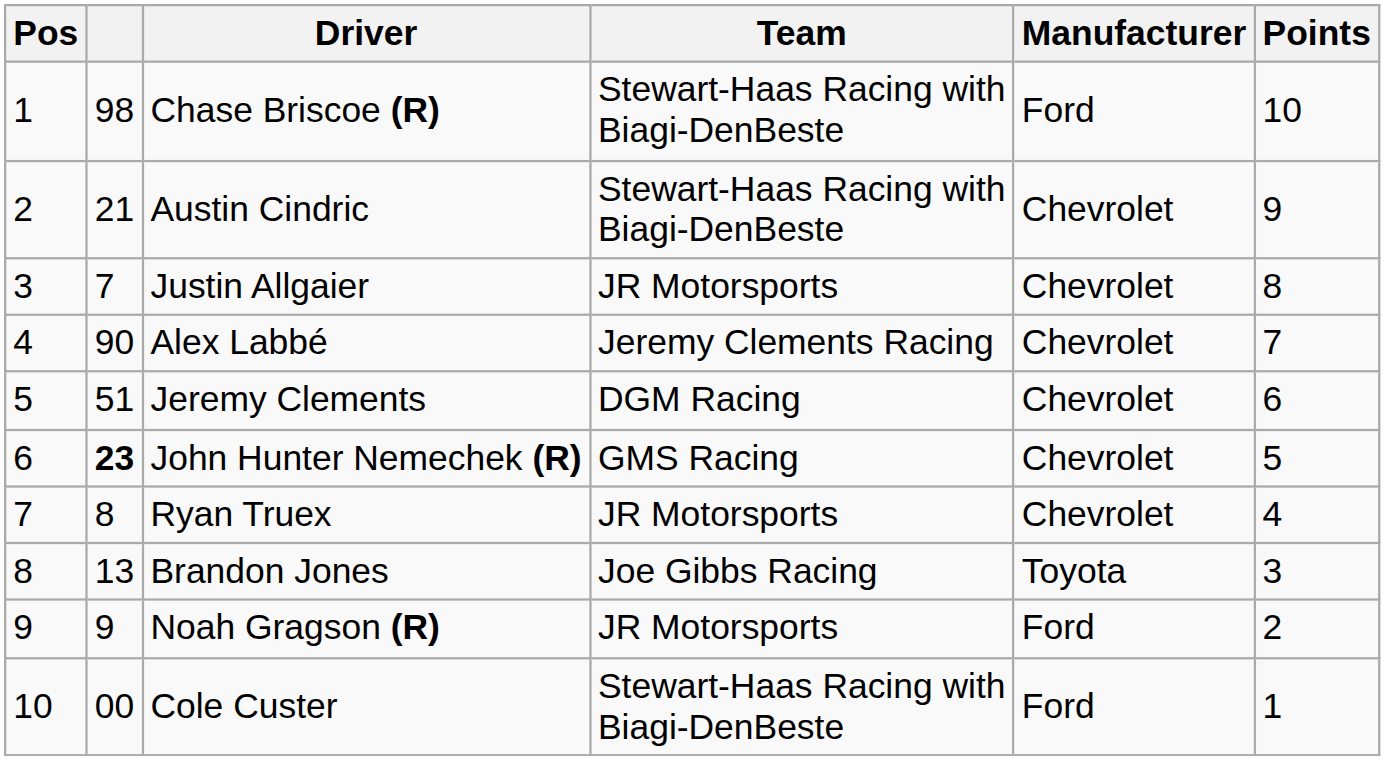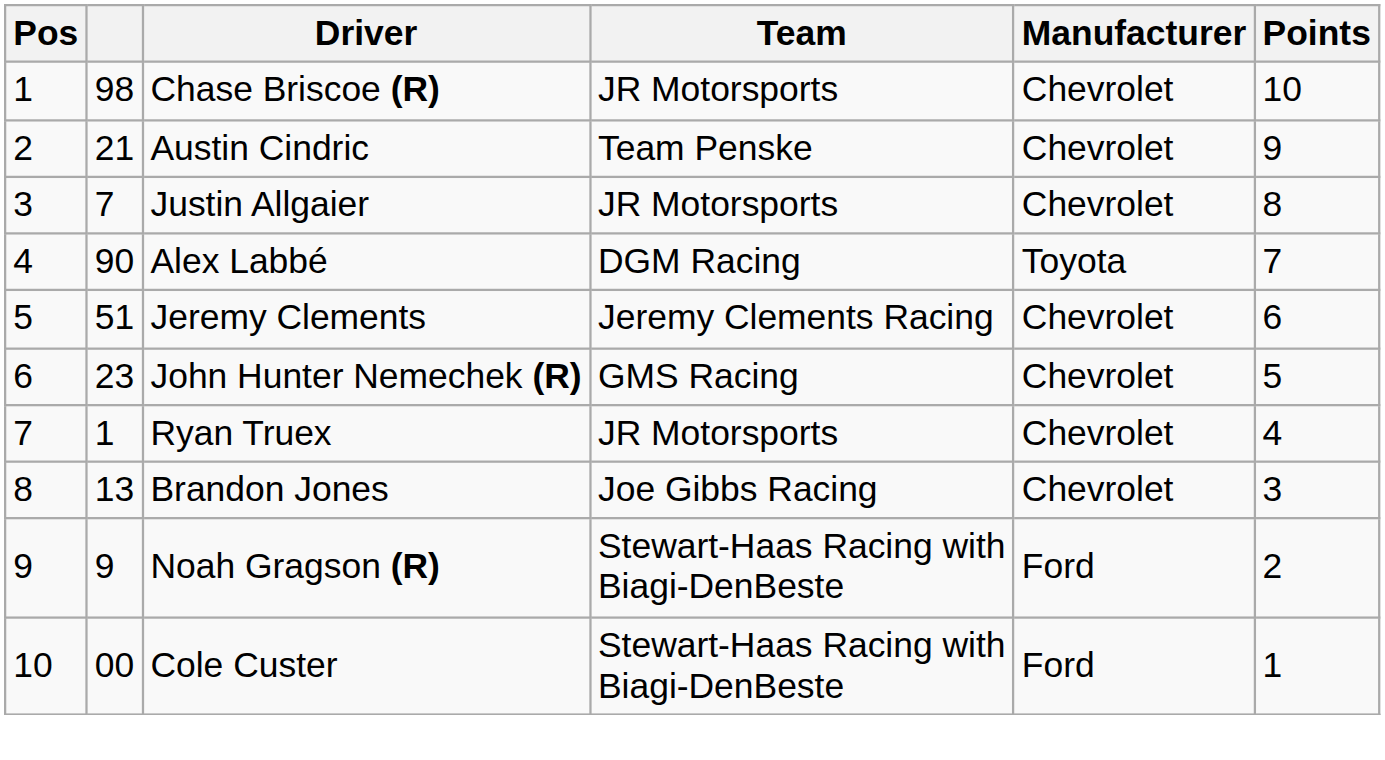(802, 110) Stewart-Haas Racing with Biagi-DenBeste -> (718, 89) JR Motorsports
(1058, 110) Ford -> (1098, 89) Chevrolet
(802, 207) Stewart-Haas Racing with Biagi-DenBeste -> (705, 146) Team Penske
(796, 342) Jeremy Clements Racing -> (699, 260) DGM Racing
(1098, 342) Chevrolet -> (1074, 260) Toyota
(699, 399) DGM Racing -> (796, 318) Jeremy Clements Racing
(114, 456) bold -> (114, 375) normal
(105, 513) 8 -> (105, 432) 1
(1074, 570) Toyota -> (1098, 489) Chevrolet
(718, 627) JR Motorsports -> (802, 566) Stewart-Haas Racing with Biagi-DenBeste
